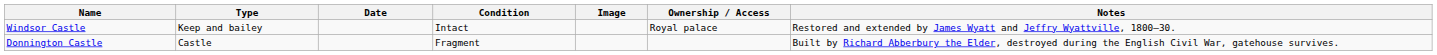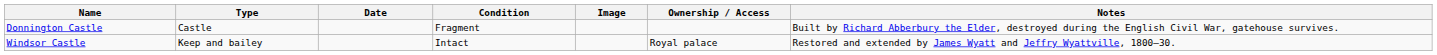rows swapped: (54, 42) <-> (46, 27)
